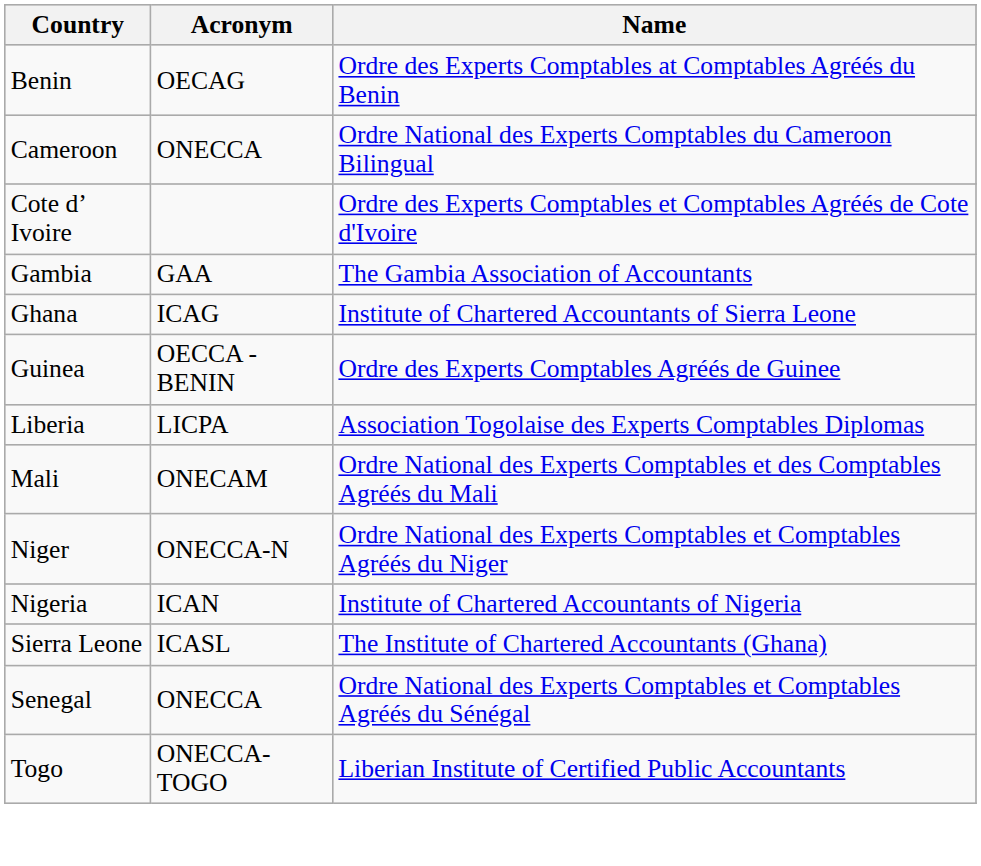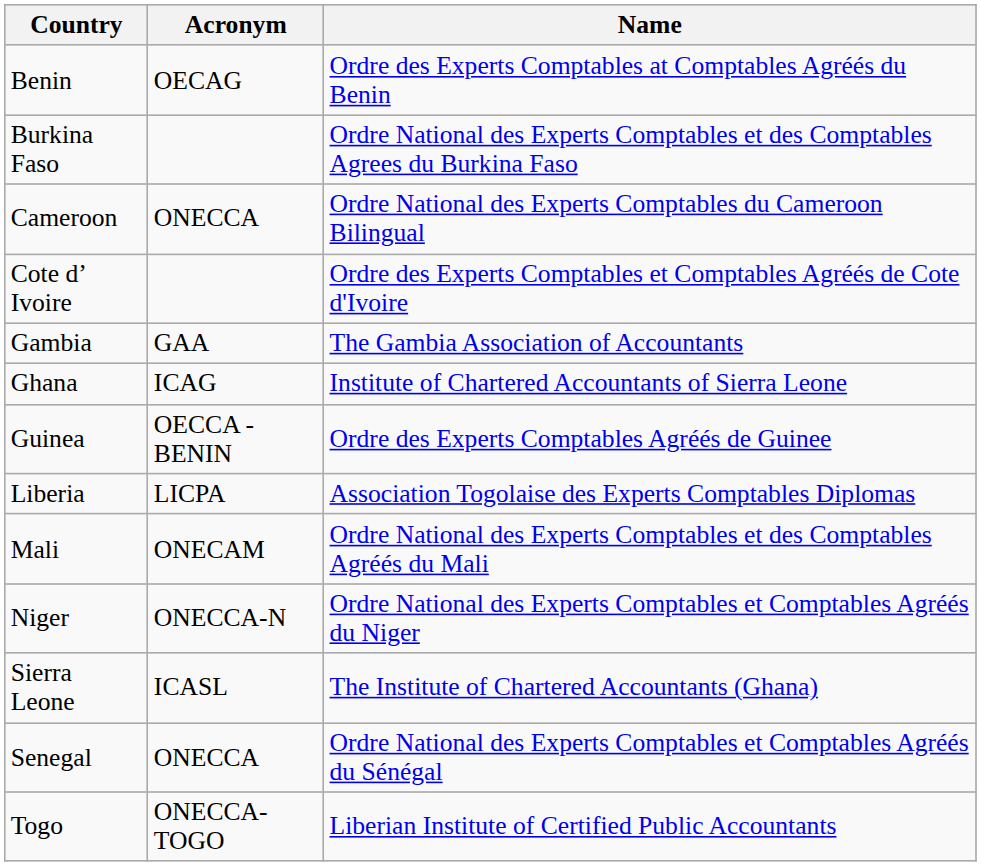+ row: (52, 149)
- row: (49, 603)
